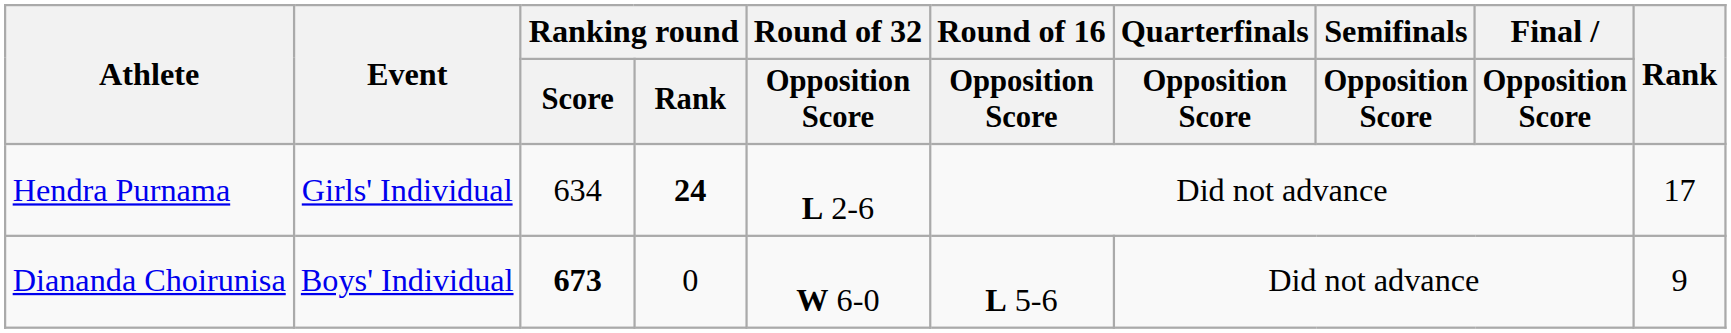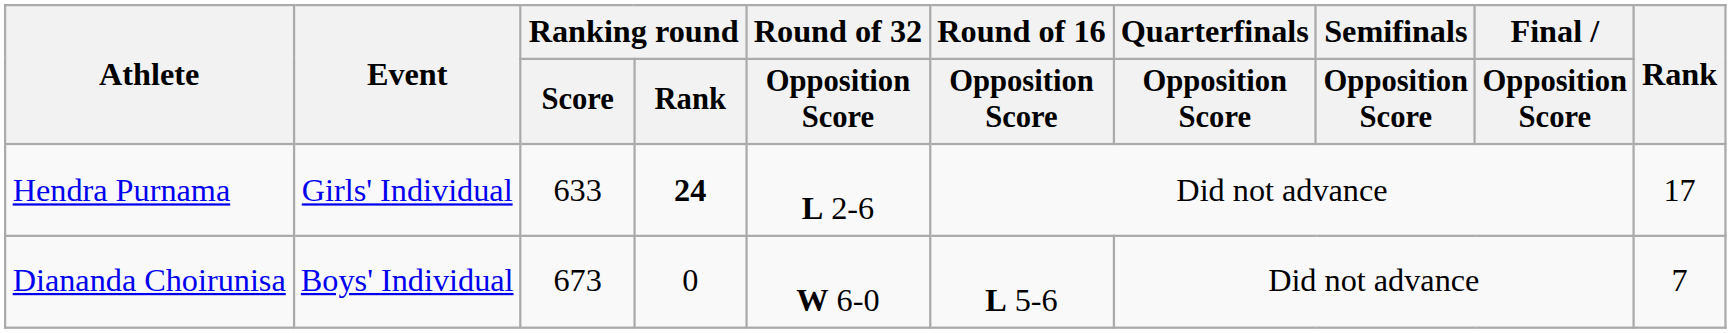(578, 189) 634 -> (578, 189) 633
(578, 281) bold -> (578, 281) normal
(1680, 281) 9 -> (1680, 281) 7
